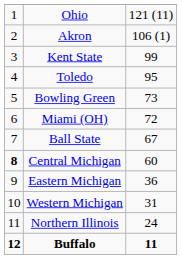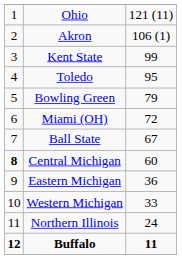(151, 98) 73 -> (151, 98) 79
(151, 202) 31 -> (151, 202) 33
